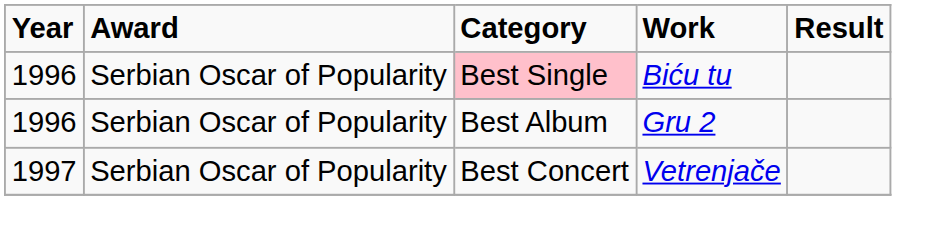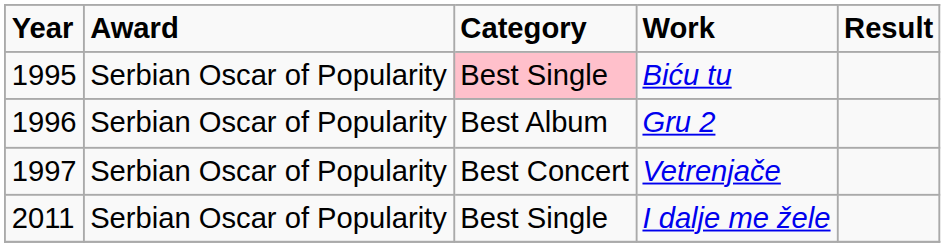(44, 75) 1996 -> (44, 75) 1995
+ row: (737, 217)
